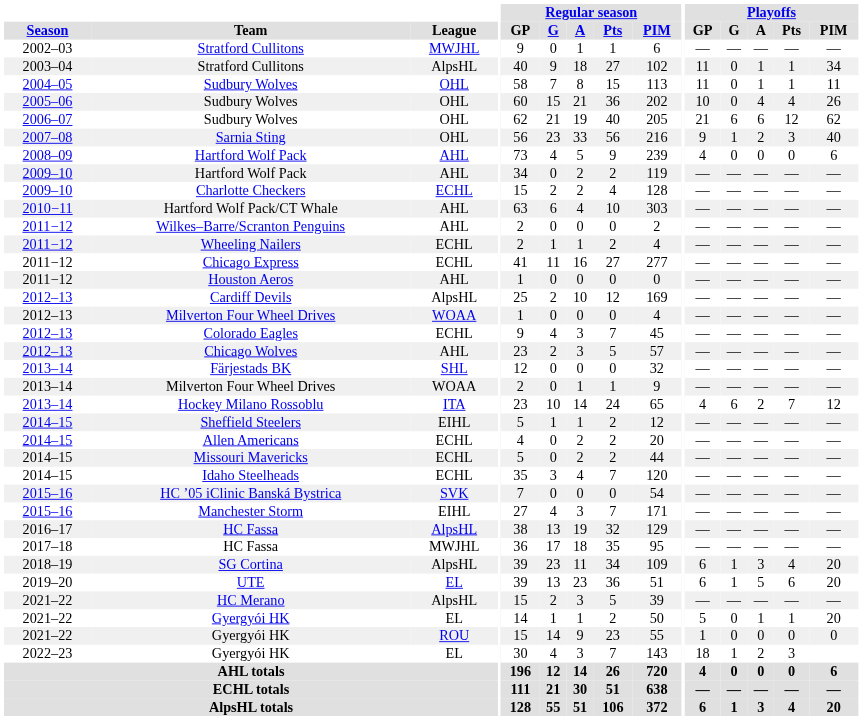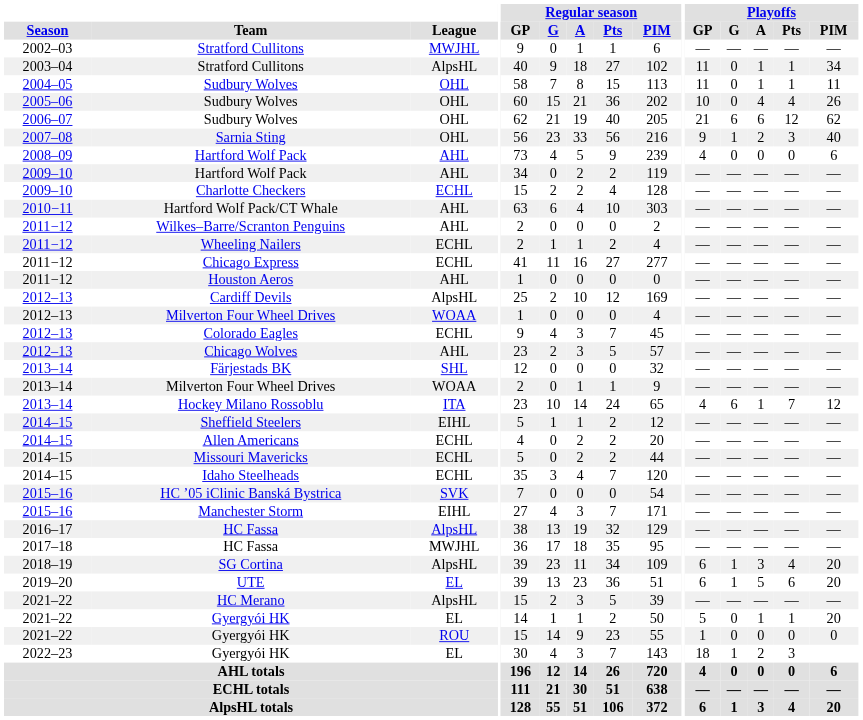(761, 404) 2 -> (761, 404) 1
